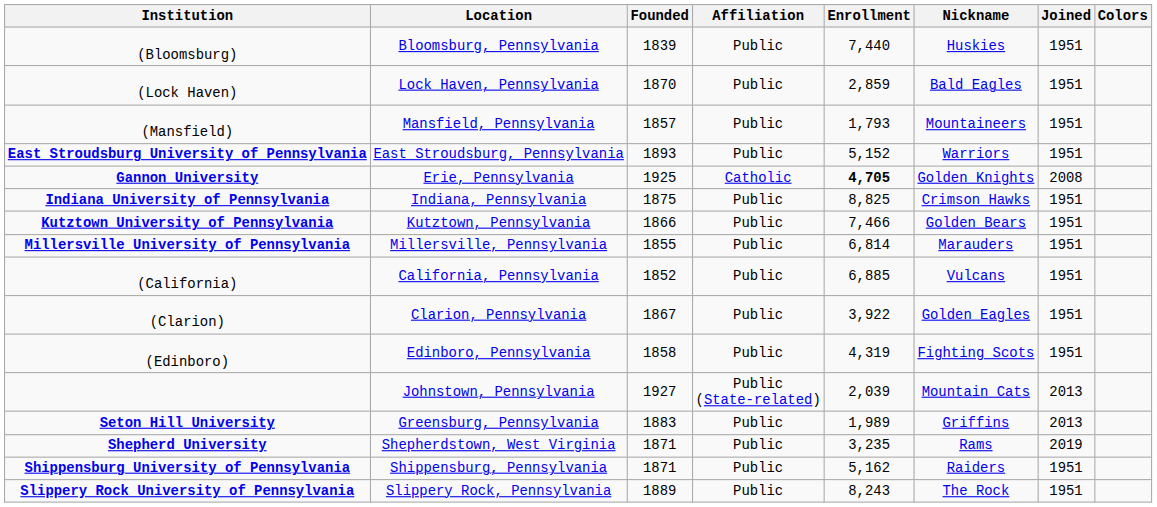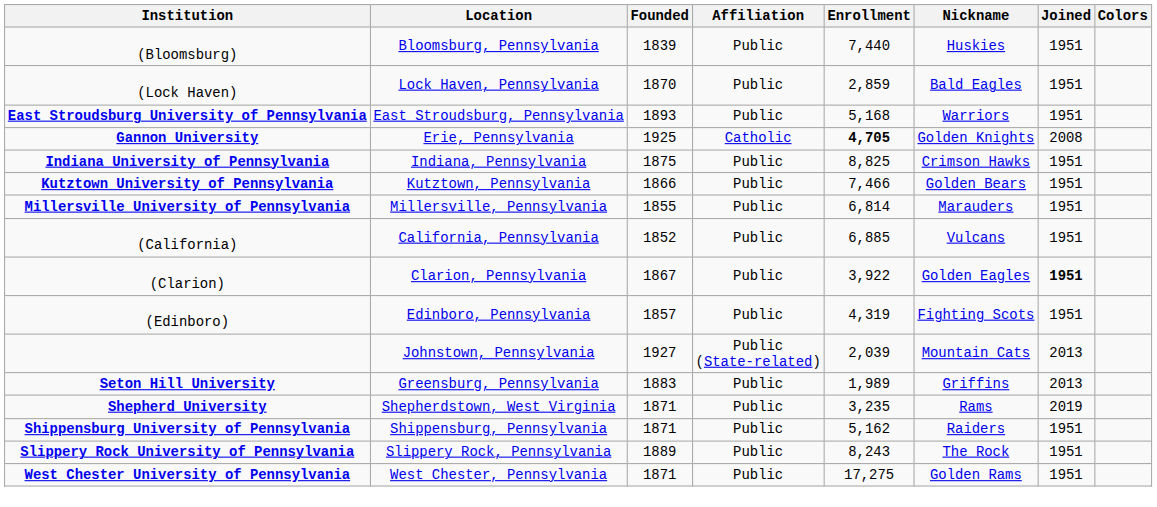- row: (187, 132)
(869, 155) 5,152 -> (869, 116) 5,168
(1066, 315) normal -> (1066, 276) bold
(660, 354) 1858 -> (660, 315) 1857
+ row: (187, 475)
